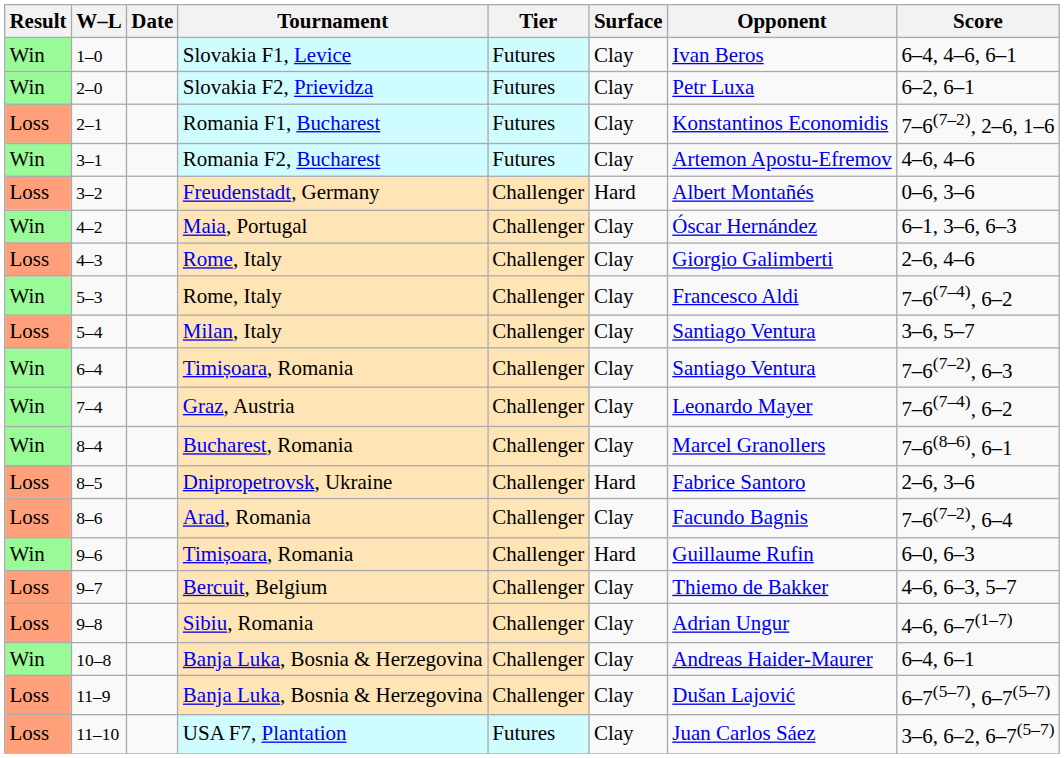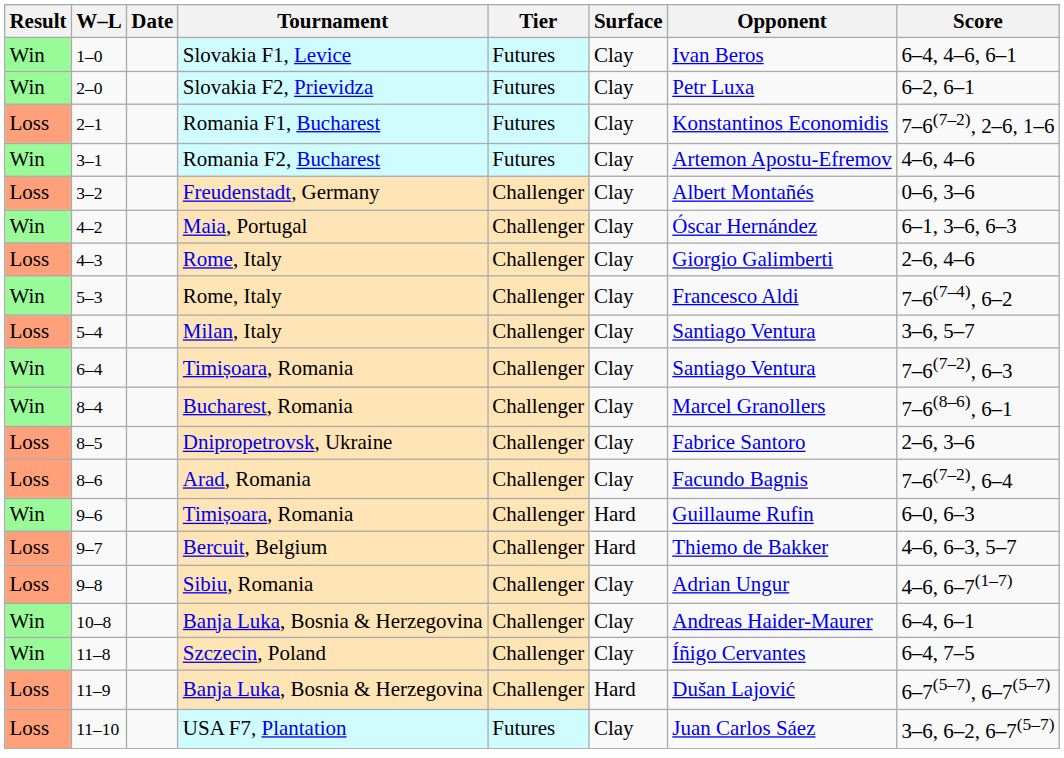(615, 192) Hard -> (614, 192) Clay
- row: (89, 407)
(615, 481) Hard -> (614, 442) Clay
(614, 586) Clay -> (615, 548) Hard
+ row: (93, 654)
(614, 695) Clay -> (615, 689) Hard
